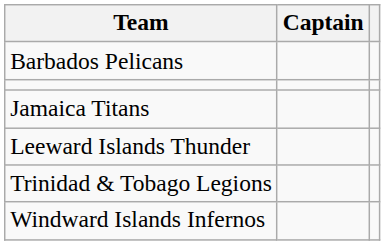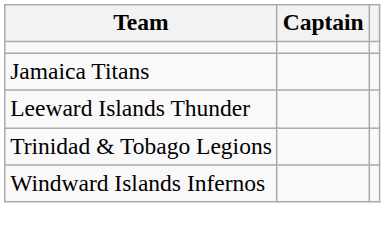- row: (97, 60)
